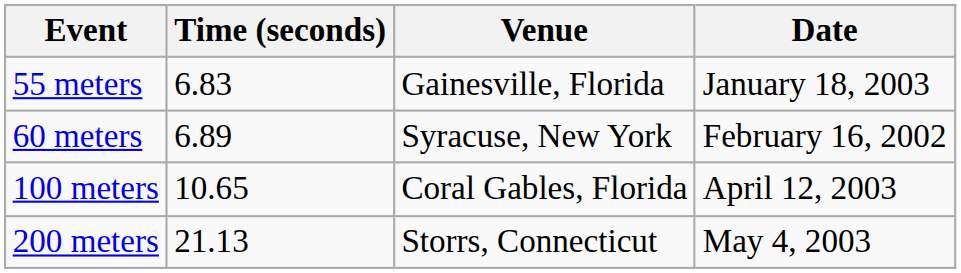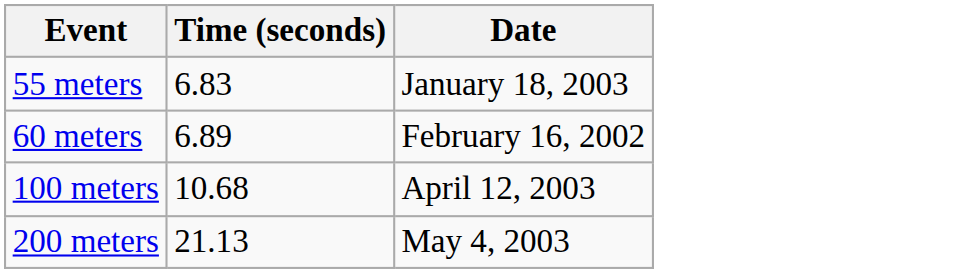- column: (544, 30)
(211, 188) 10.65 -> (211, 188) 10.68
